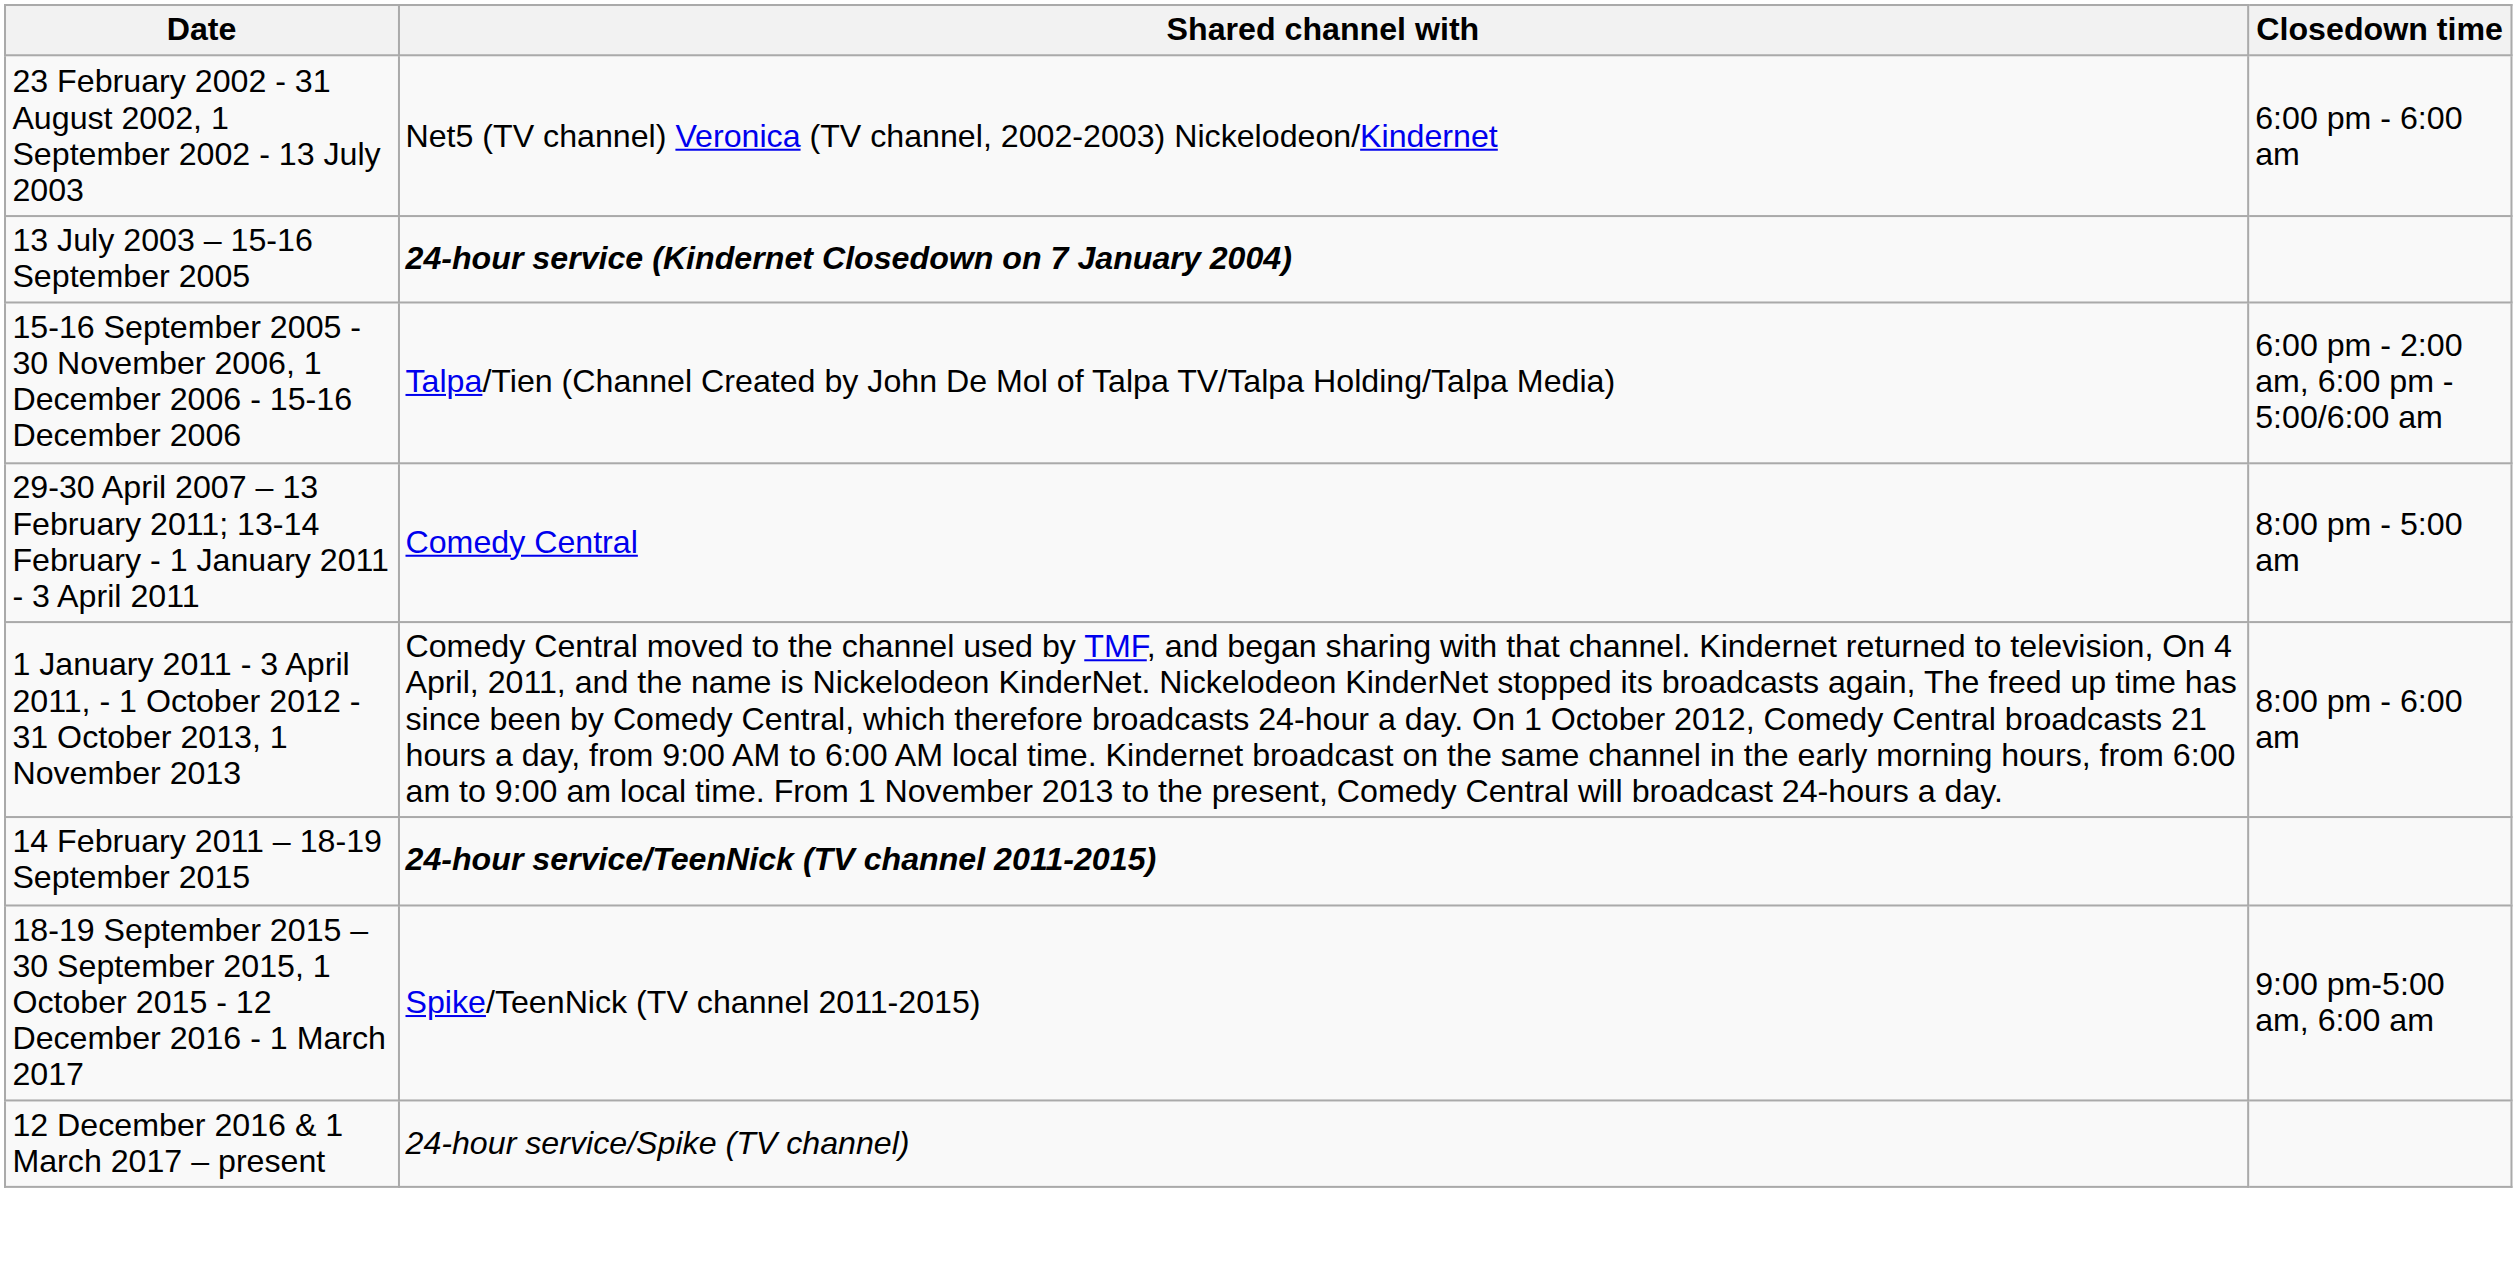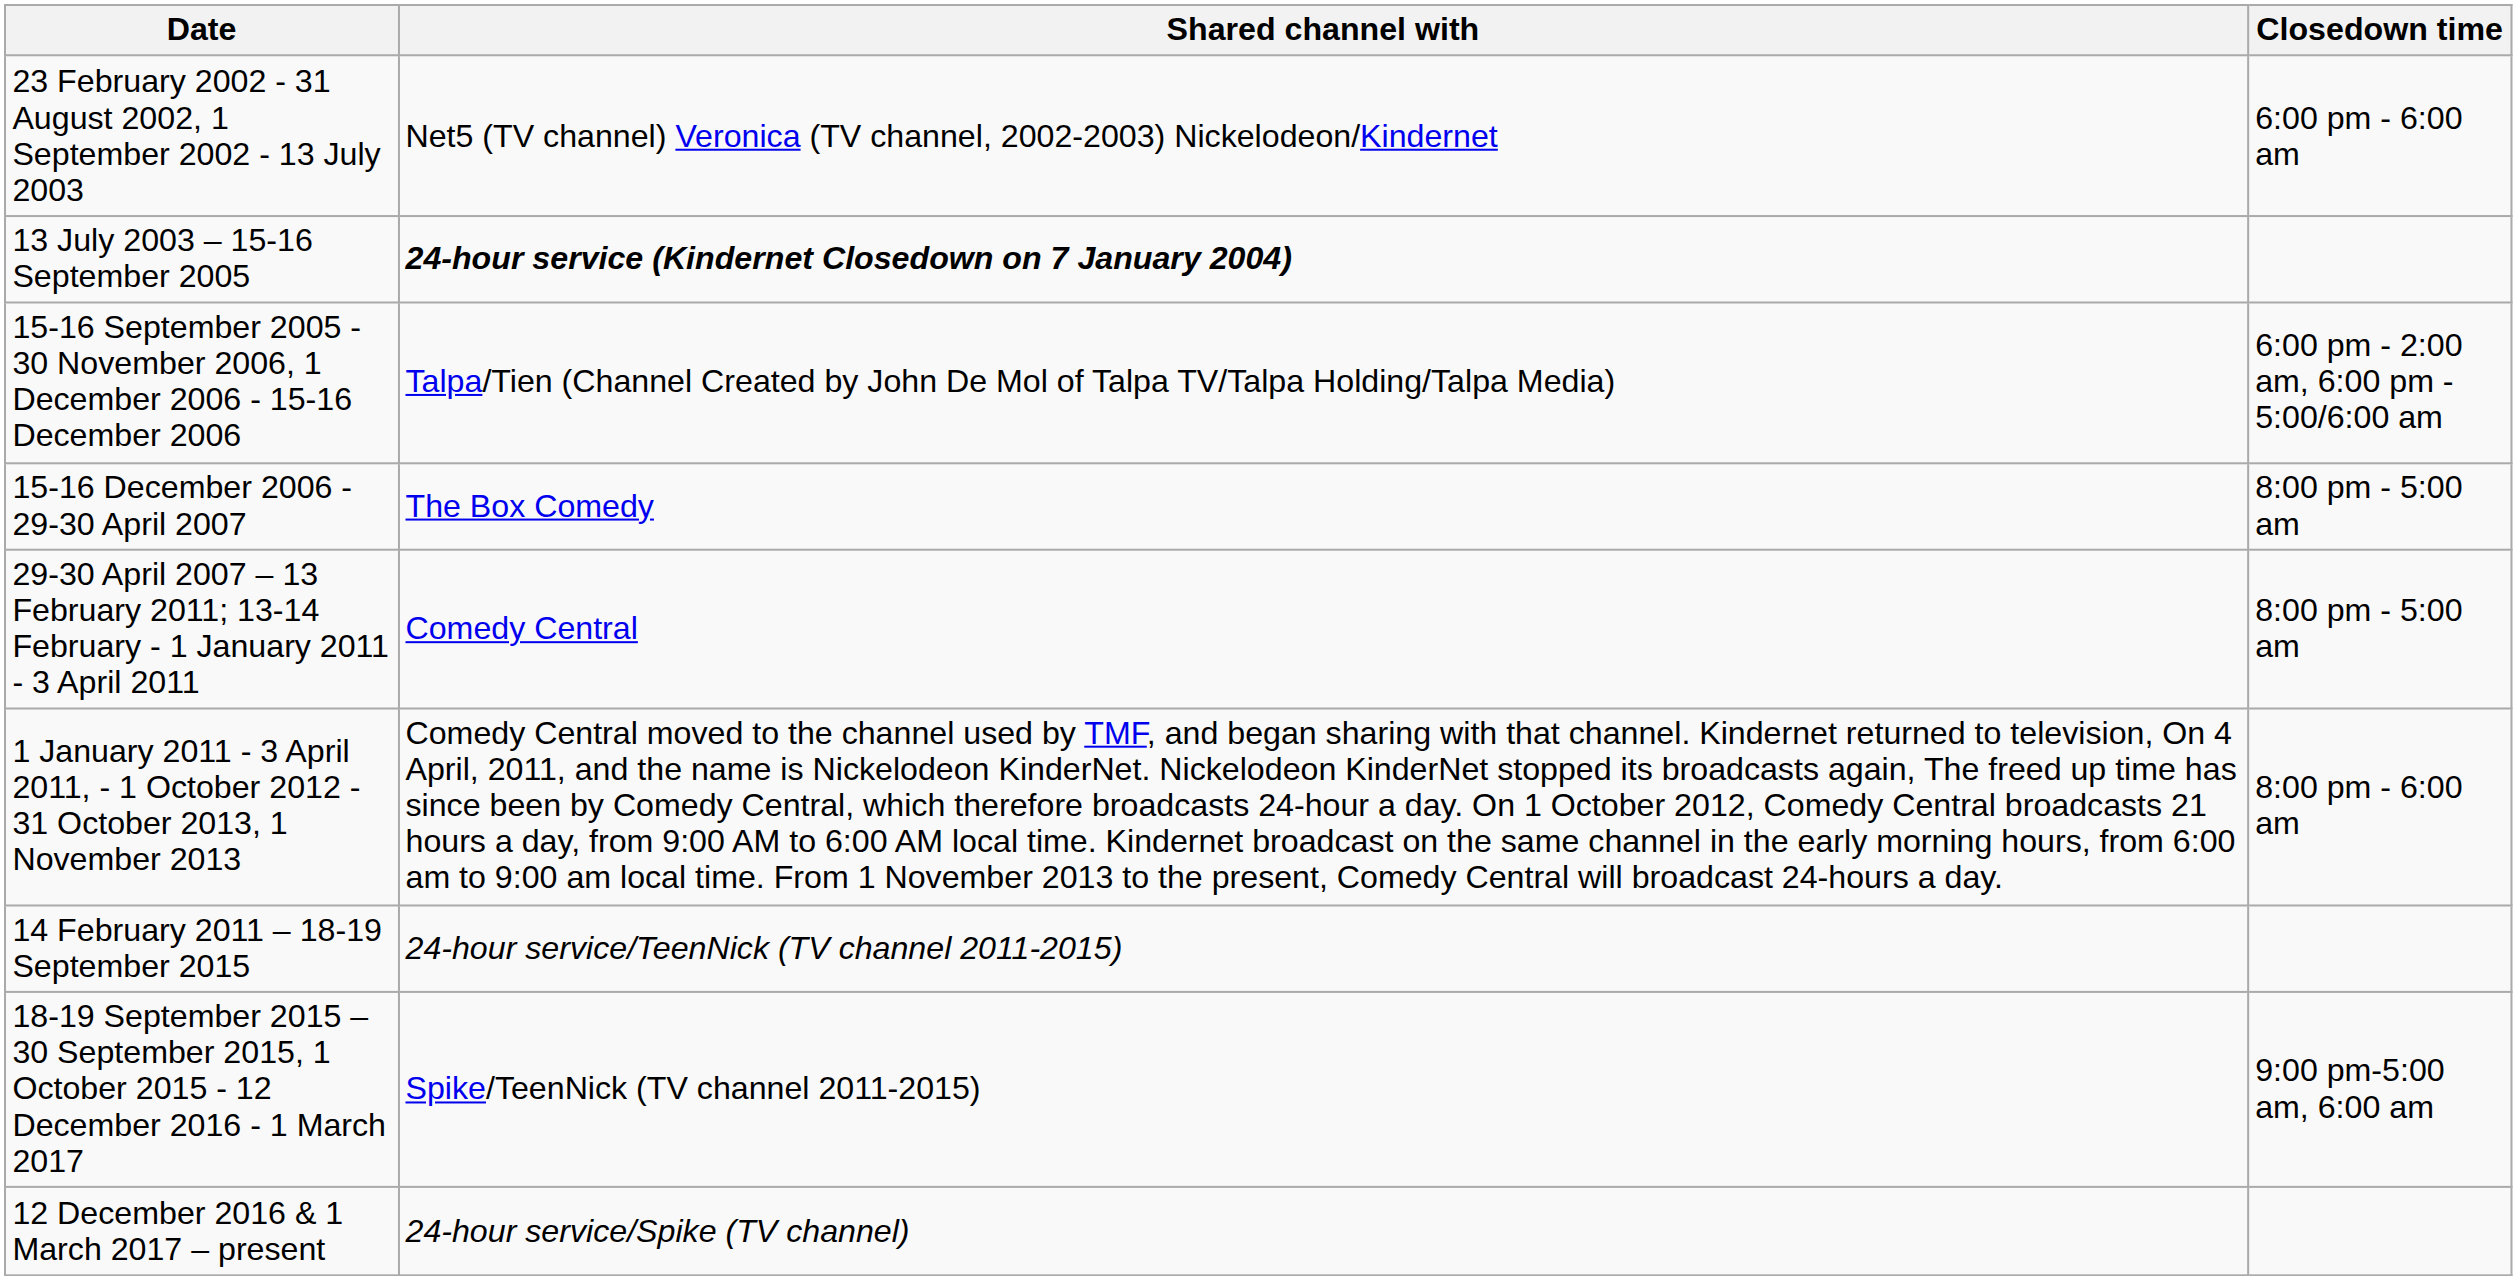+ row: (182, 505)
(781, 860) bold -> (764, 947) normal
